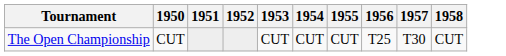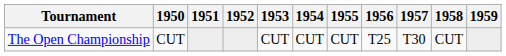+ column: (484, 16)
